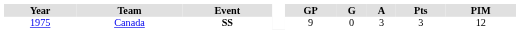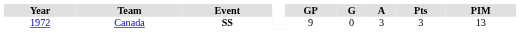(40, 23) 1975 -> (40, 23) 1972
(481, 23) 12 -> (481, 23) 13
